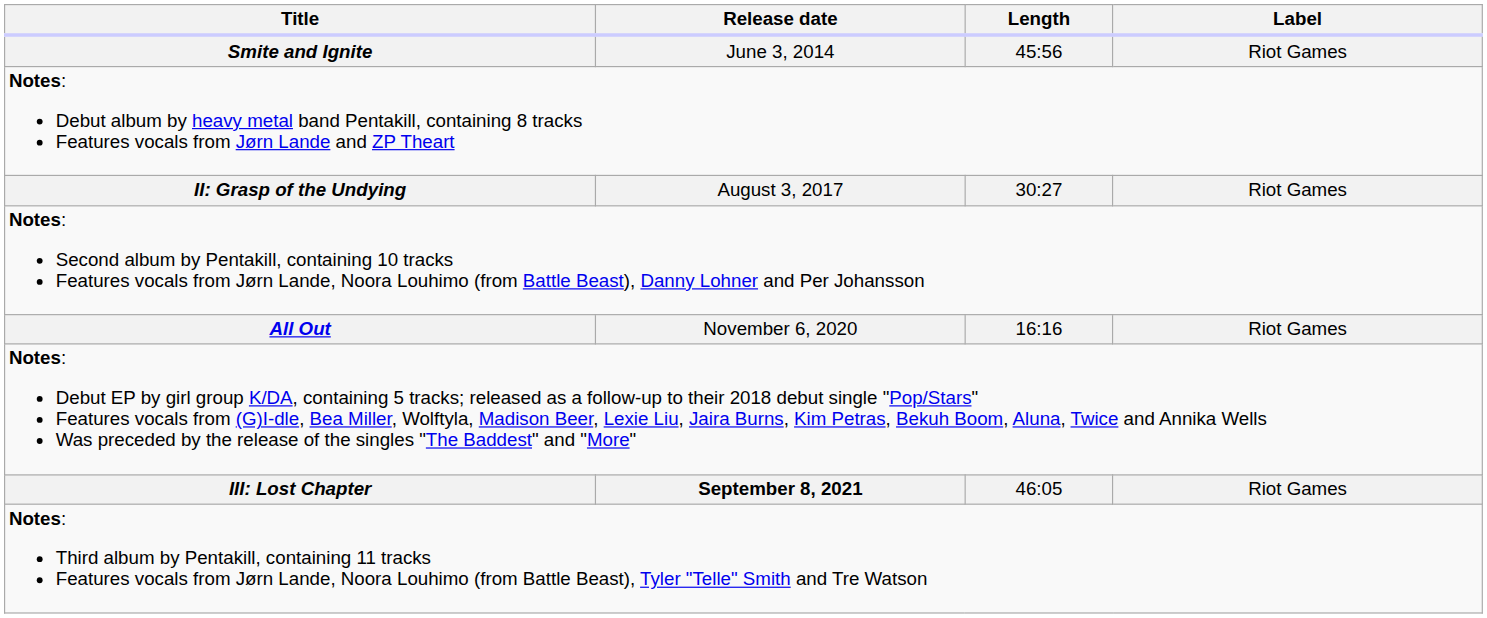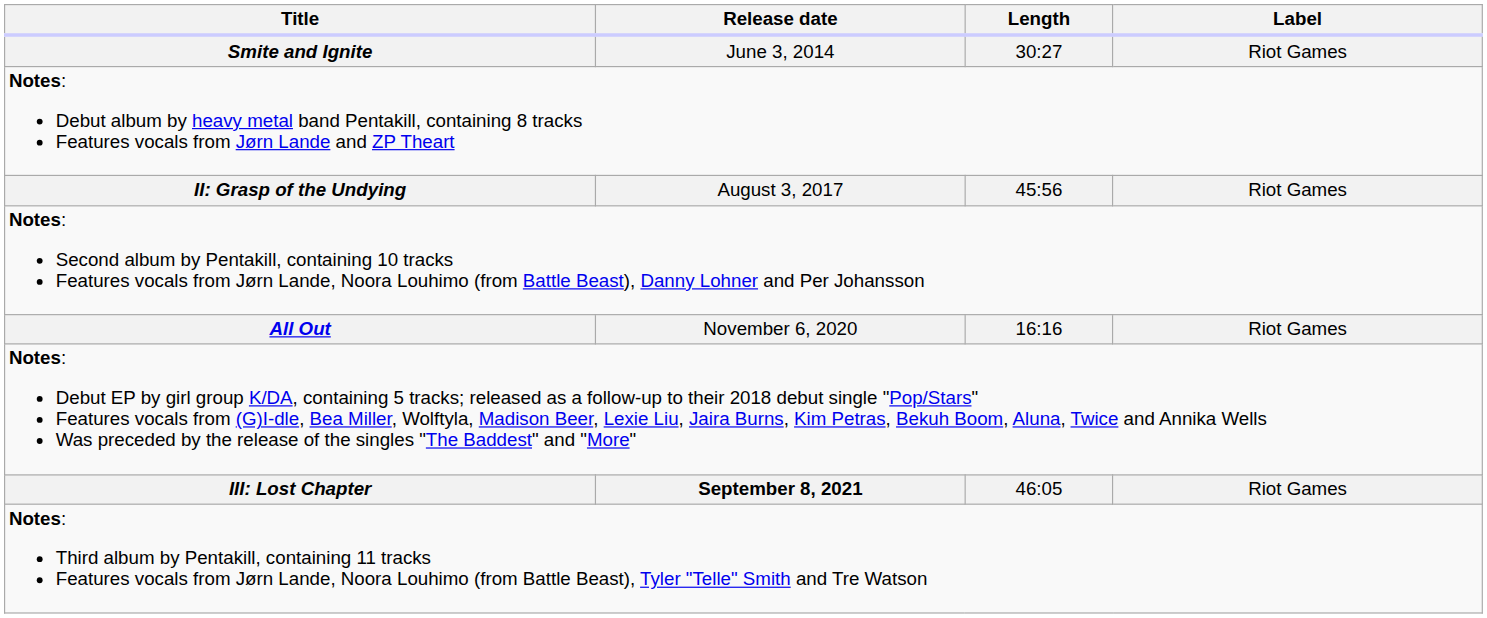(1039, 51) 45:56 -> (1039, 51) 30:27
(1039, 190) 30:27 -> (1039, 190) 45:56
